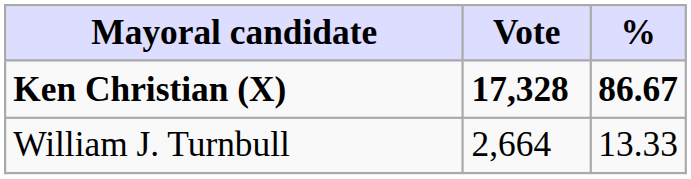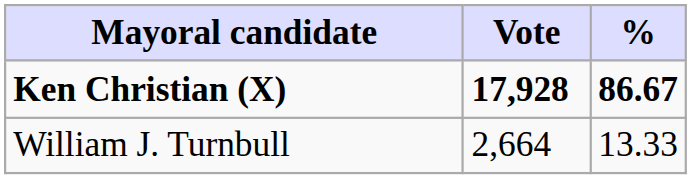(520, 88) 17,328 -> (520, 88) 17,928
